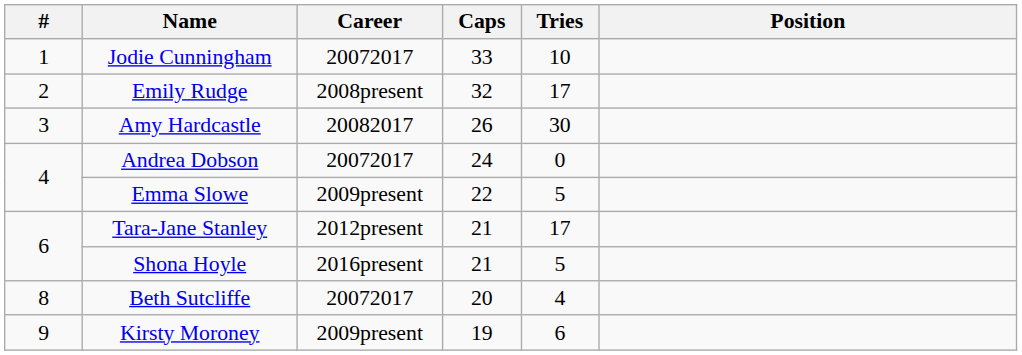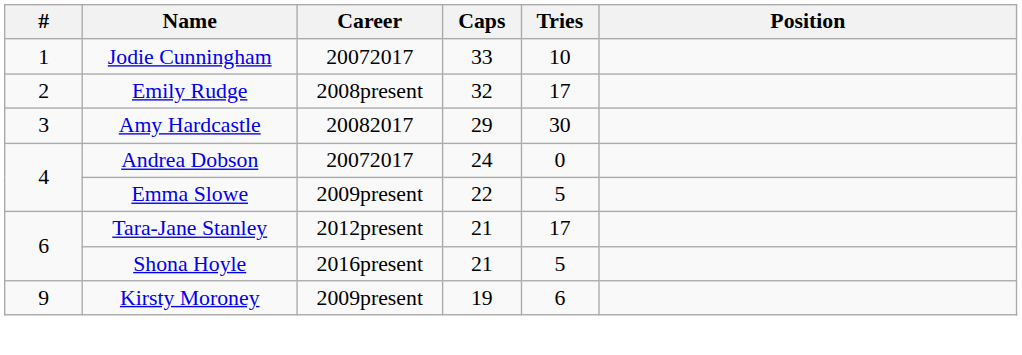(482, 125) 26 -> (482, 125) 29
- row: (190, 297)
